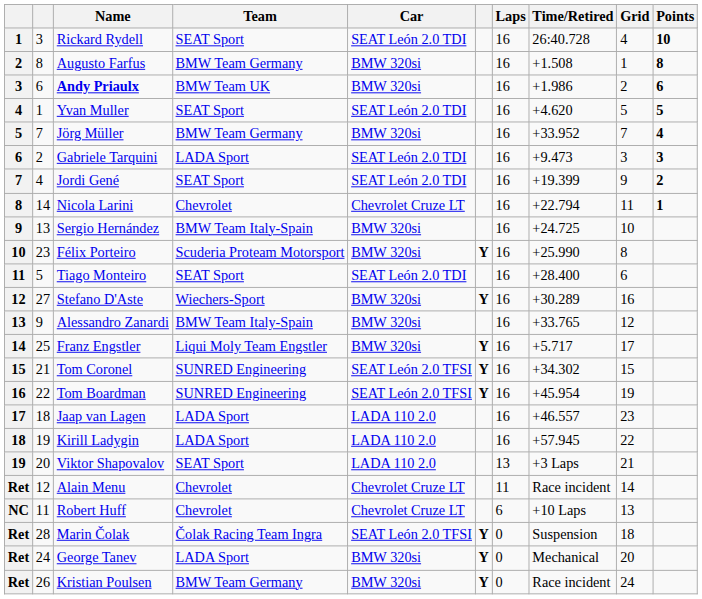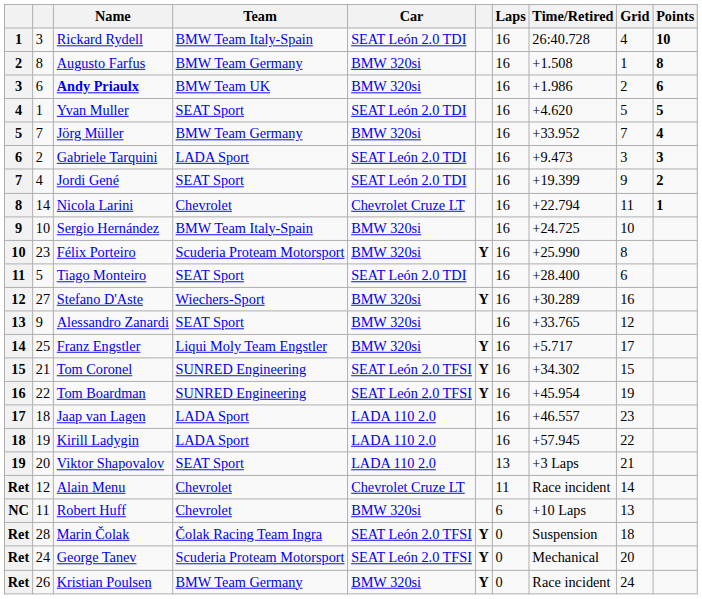(210, 40) SEAT Sport -> (244, 40) BMW Team Italy-Spain
(43, 228) 13 -> (43, 228) 10
(244, 322) BMW Team Italy-Spain -> (210, 322) SEAT Sport
(408, 511) Chevrolet Cruze LT -> (386, 511) BMW 320si
(212, 558) LADA Sport -> (260, 558) Scuderia Proteam Motorsport
(386, 558) BMW 320si -> (412, 558) SEAT León 2.0 TFSI
